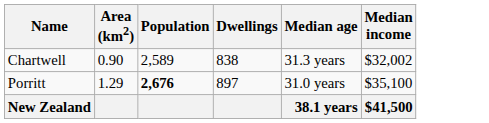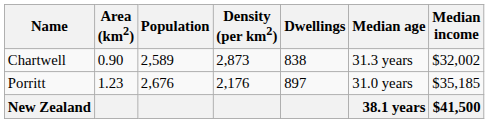+ column: (247, 26)
(111, 83) 1.29 -> (111, 83) 1.23
(157, 83) bold -> (157, 83) normal
(388, 83) $35,100 -> (456, 83) $35,185
